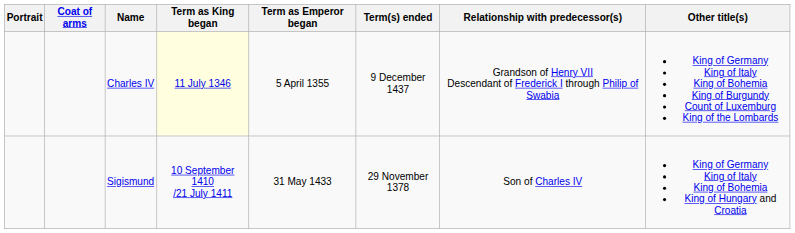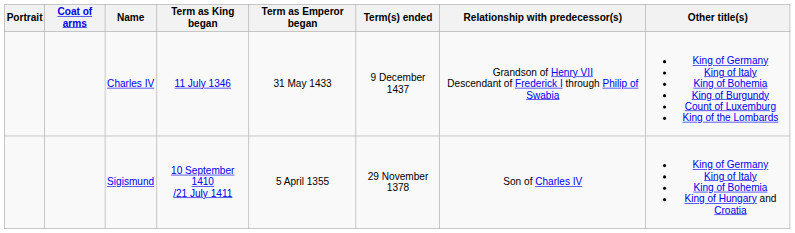(203, 83) lightyellow background -> (203, 83) no background
(303, 83) 5 April 1355 -> (303, 83) 31 May 1433
(303, 182) 31 May 1433 -> (303, 182) 5 April 1355
